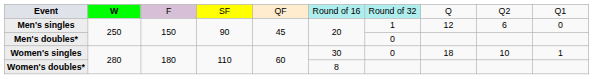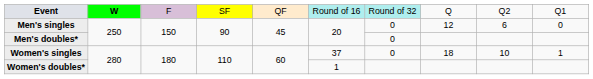(392, 26) 1 -> (392, 26) 0
(337, 53) 30 -> (337, 53) 37
(337, 67) 8 -> (337, 67) 1
